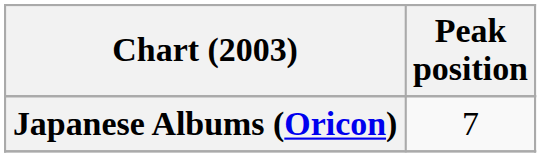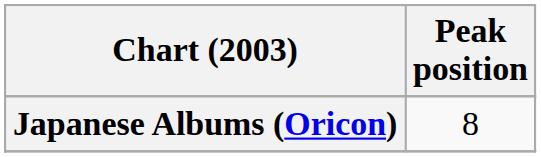(470, 123) 7 -> (470, 123) 8
